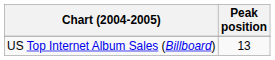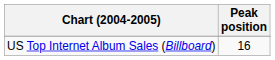(244, 45) 13 -> (244, 45) 16
